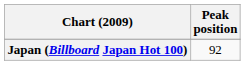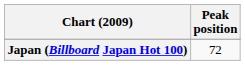(215, 49) 92 -> (215, 49) 72
